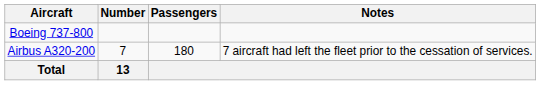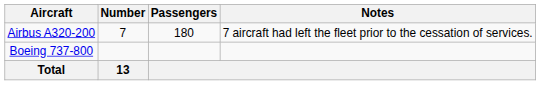rows swapped: (51, 32) <-> (51, 51)
